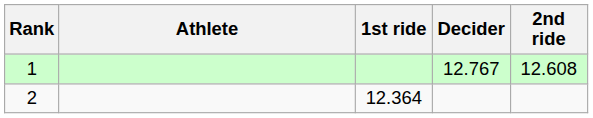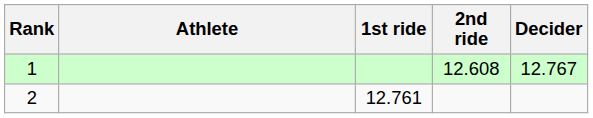columns swapped: (549, 29) <-> (471, 29)
(394, 98) 12.364 -> (394, 98) 12.761
